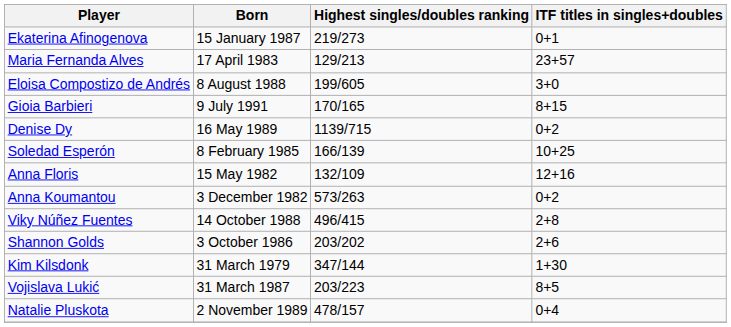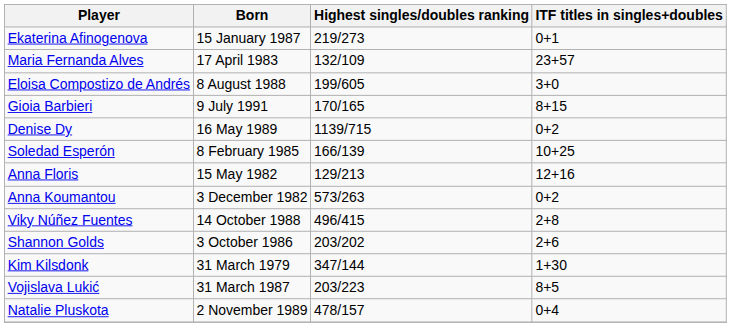(339, 60) 129/213 -> (339, 60) 132/109
(339, 174) 132/109 -> (339, 174) 129/213
